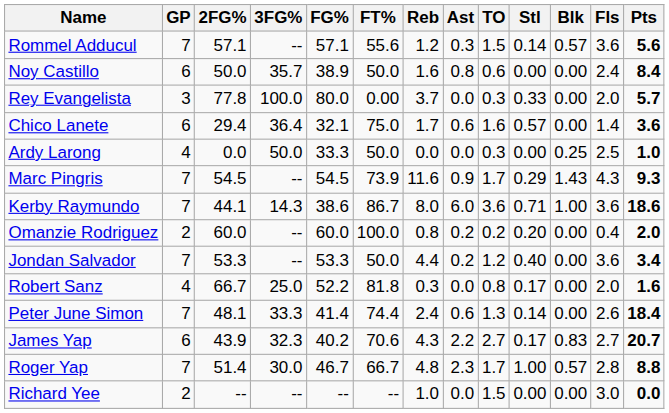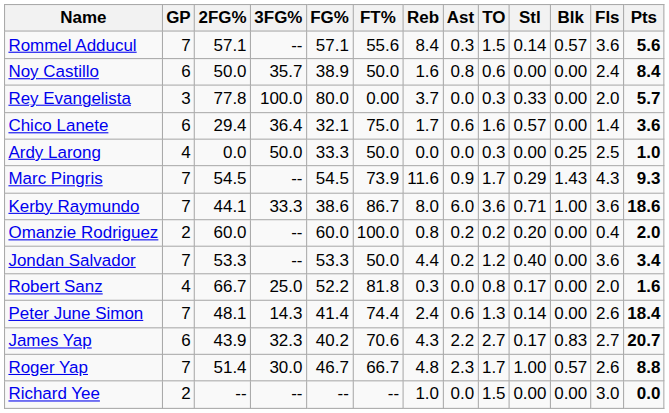(427, 44) 1.2 -> (427, 44) 8.4
(286, 206) 14.3 -> (286, 206) 33.3
(286, 313) 33.3 -> (286, 313) 14.3
(608, 367) 2.8 -> (608, 367) 2.6
